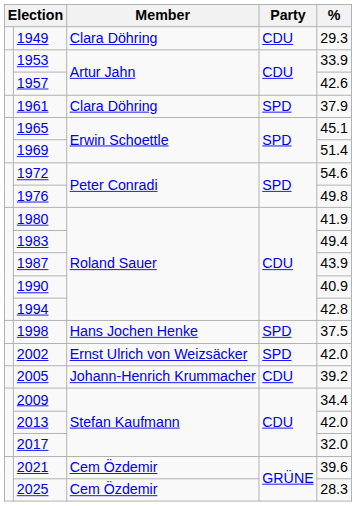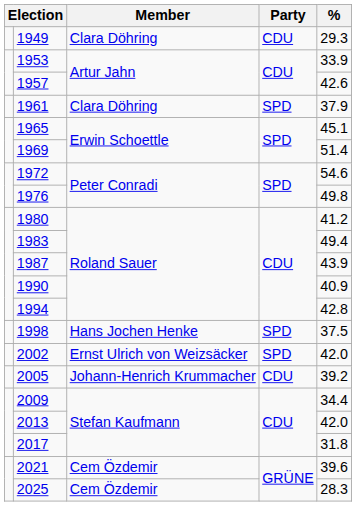(334, 219) 41.9 -> (334, 219) 41.2
(334, 444) 32.0 -> (334, 444) 31.8
